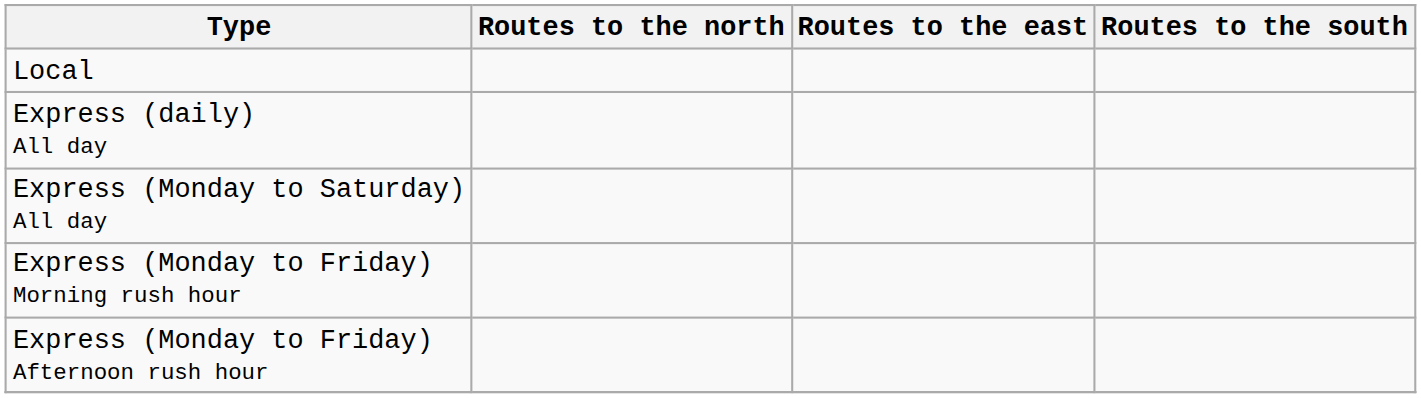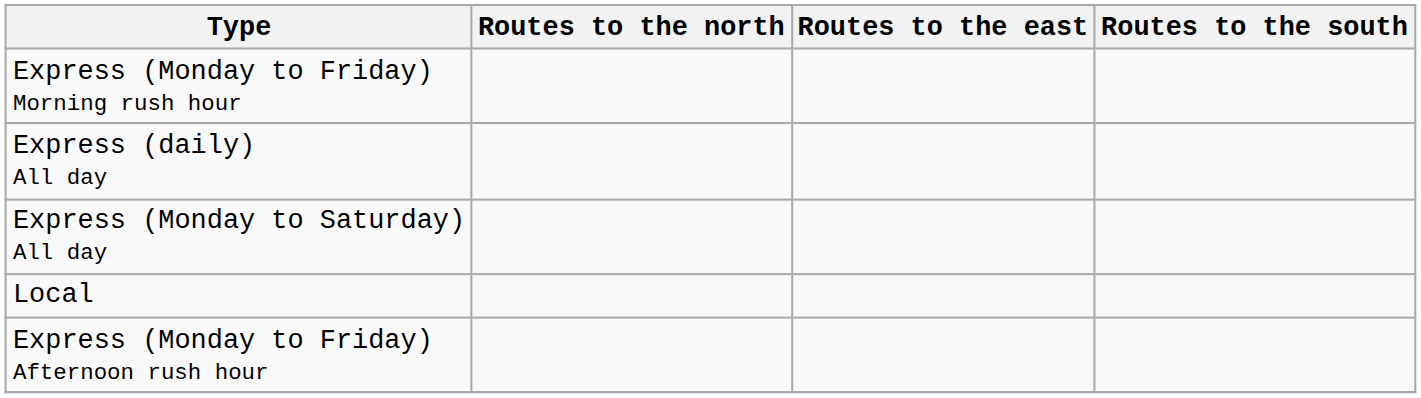rows swapped: (53, 71) <-> (223, 279)
